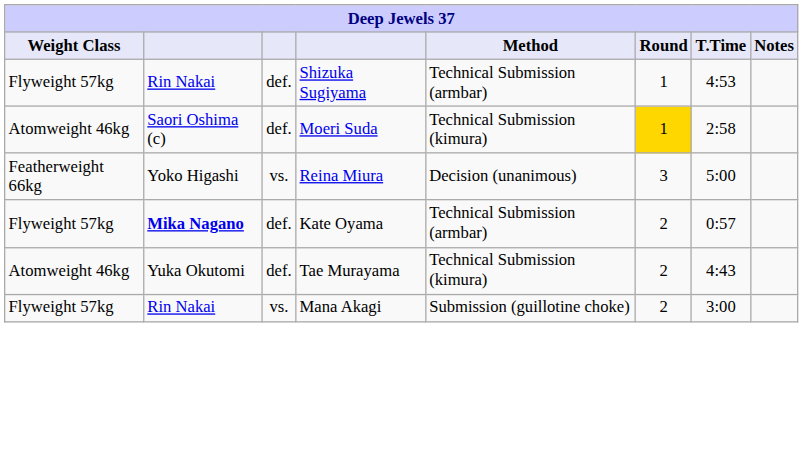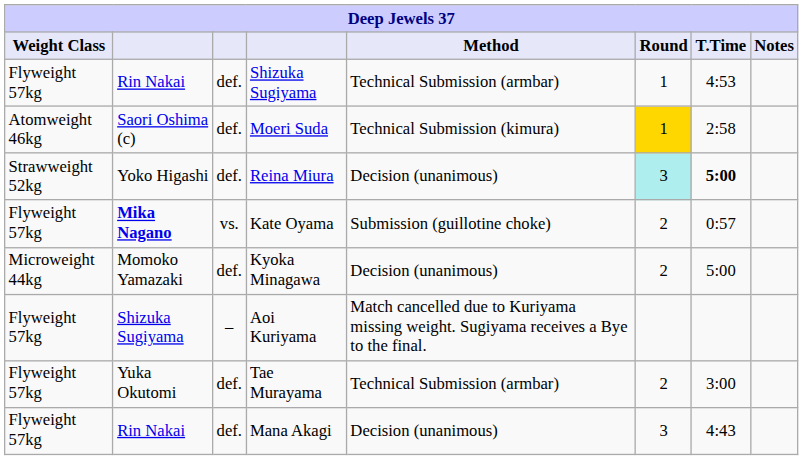(56, 176) Featherweight 66kg -> (51, 176) Strawweight 52kg
(279, 176) vs. -> (229, 176) def.
(664, 176) no background -> (664, 176) paleturquoise background
(721, 176) normal -> (721, 176) bold
(279, 223) def. -> (229, 223) vs.
(502, 223) Technical Submission (armbar) -> (451, 223) Submission (guillotine choke)
+ row: (285, 270)
+ row: (283, 326)
(69, 270) Atomweight 46kg -> (42, 383) Flyweight 57kg
(502, 270) Technical Submission (kimura) -> (455, 383) Technical Submission (armbar)
(721, 270) 4:43 -> (721, 383) 3:00
(279, 307) vs. -> (229, 430) def.
(529, 307) Submission (guillotine choke) -> (424, 430) Decision (unanimous)
(664, 307) 2 -> (664, 430) 3
(721, 307) 3:00 -> (721, 430) 4:43
